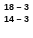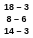+ row: (16, 19)
